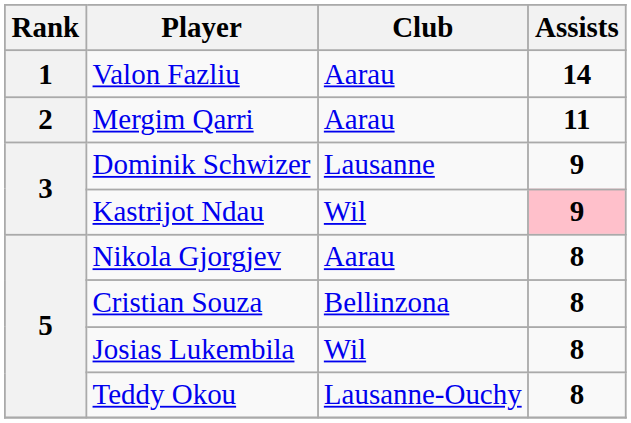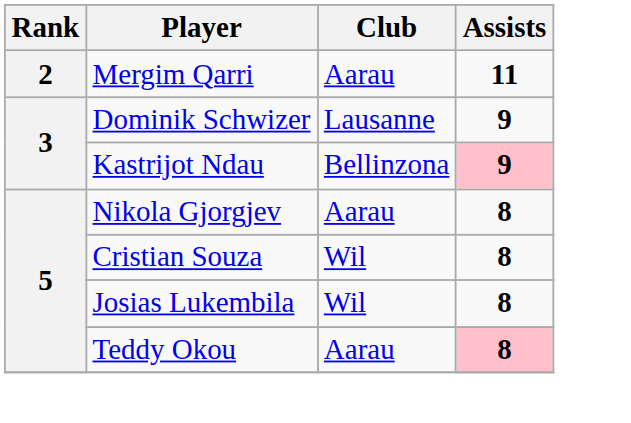- row: (166, 73)
(345, 211) Wil -> (387, 165) Bellinzona
(387, 303) Bellinzona -> (345, 257) Wil
(423, 394) Lausanne-Ouchy -> (359, 348) Aarau
(577, 394) no background -> (504, 348) pink background
